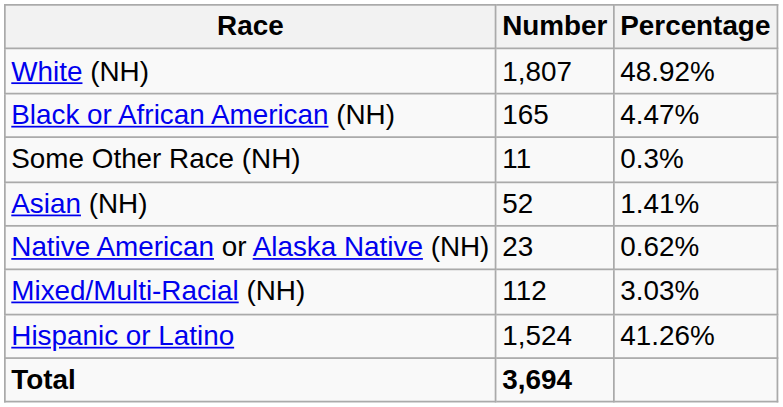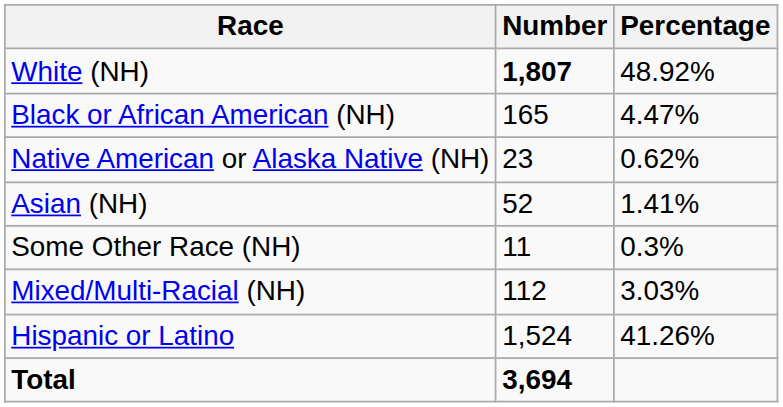(537, 70) normal -> (537, 70) bold
rows swapped: (250, 247) <-> (156, 159)
